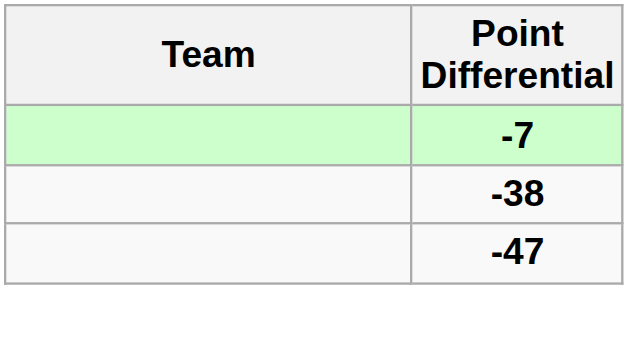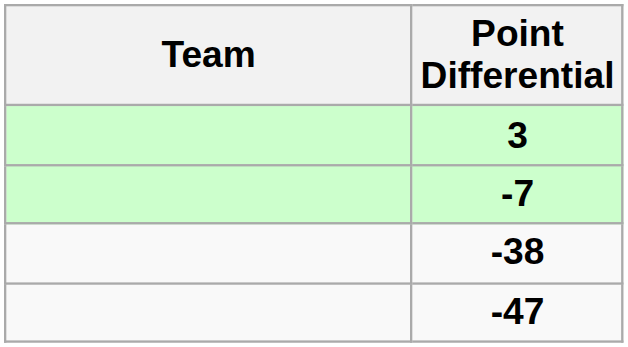+ row: (518, 134)
